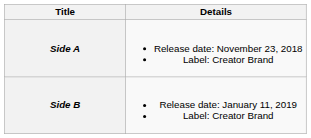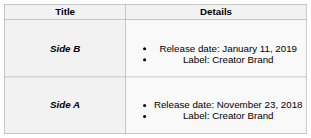rows swapped: (65, 48) <-> (65, 105)
